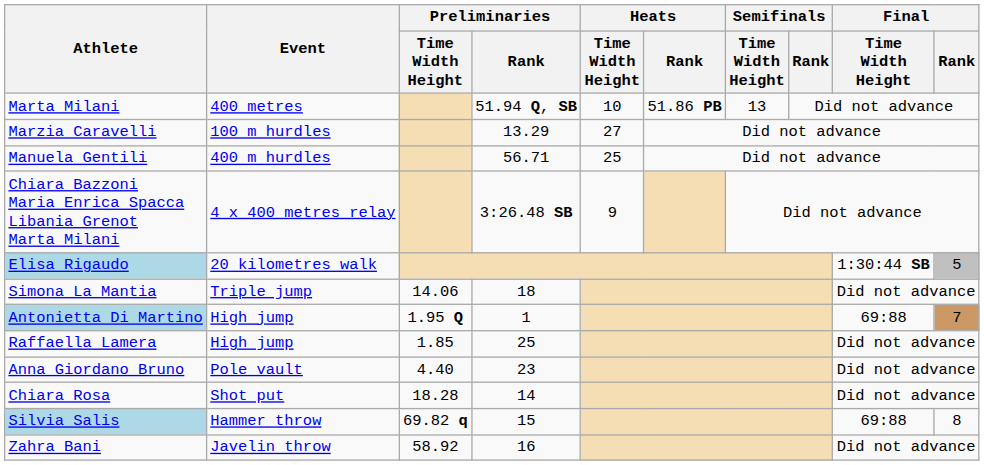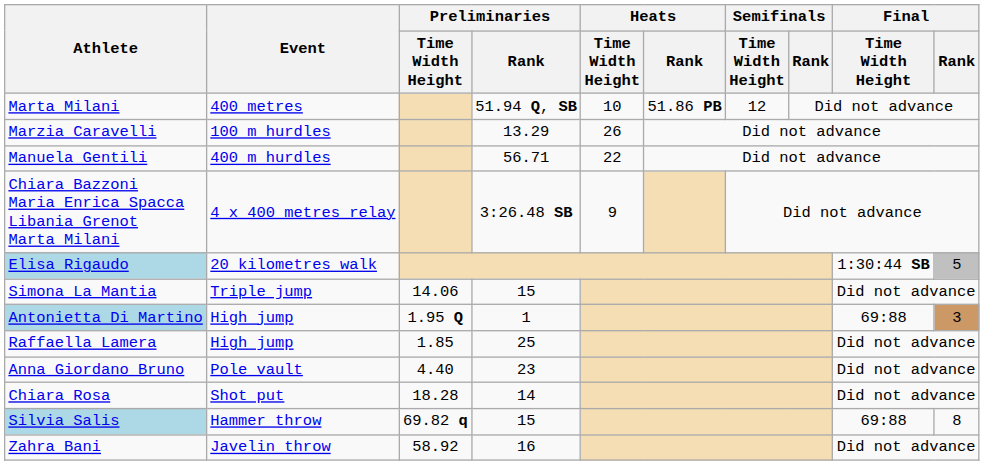(757, 106) 13 -> (757, 106) 12
(612, 132) 27 -> (612, 132) 26
(612, 158) 25 -> (612, 158) 22
(526, 291) 18 -> (526, 291) 15
(957, 317) 7 -> (957, 317) 3
